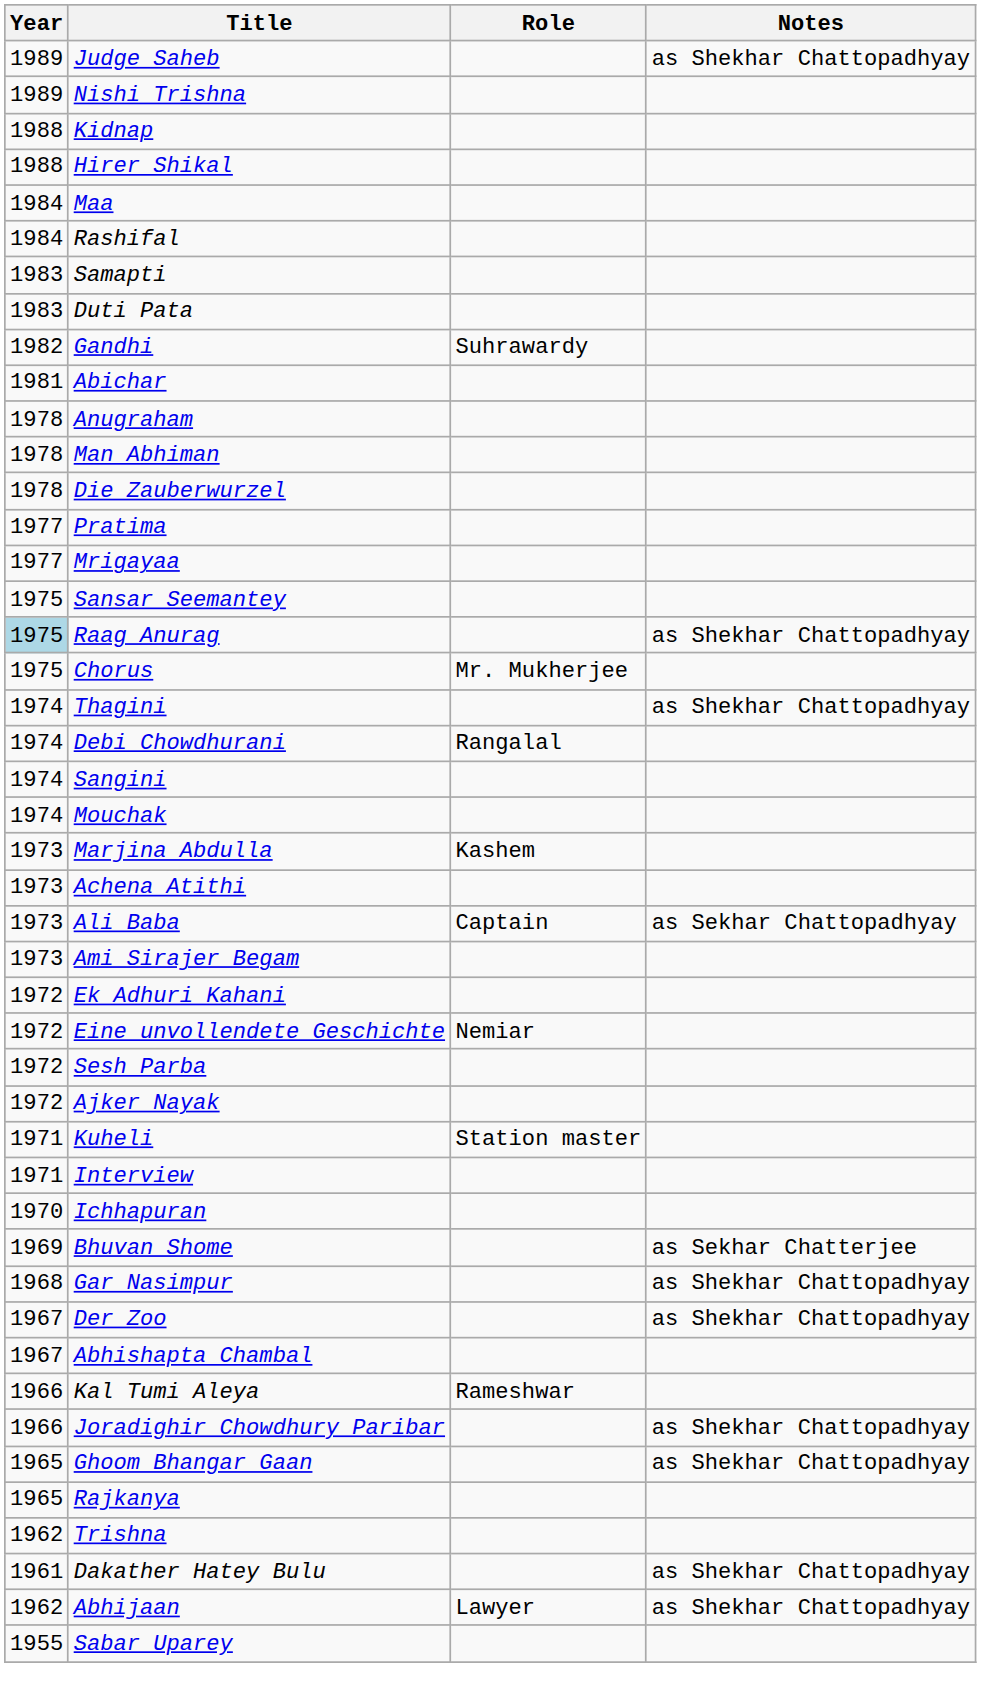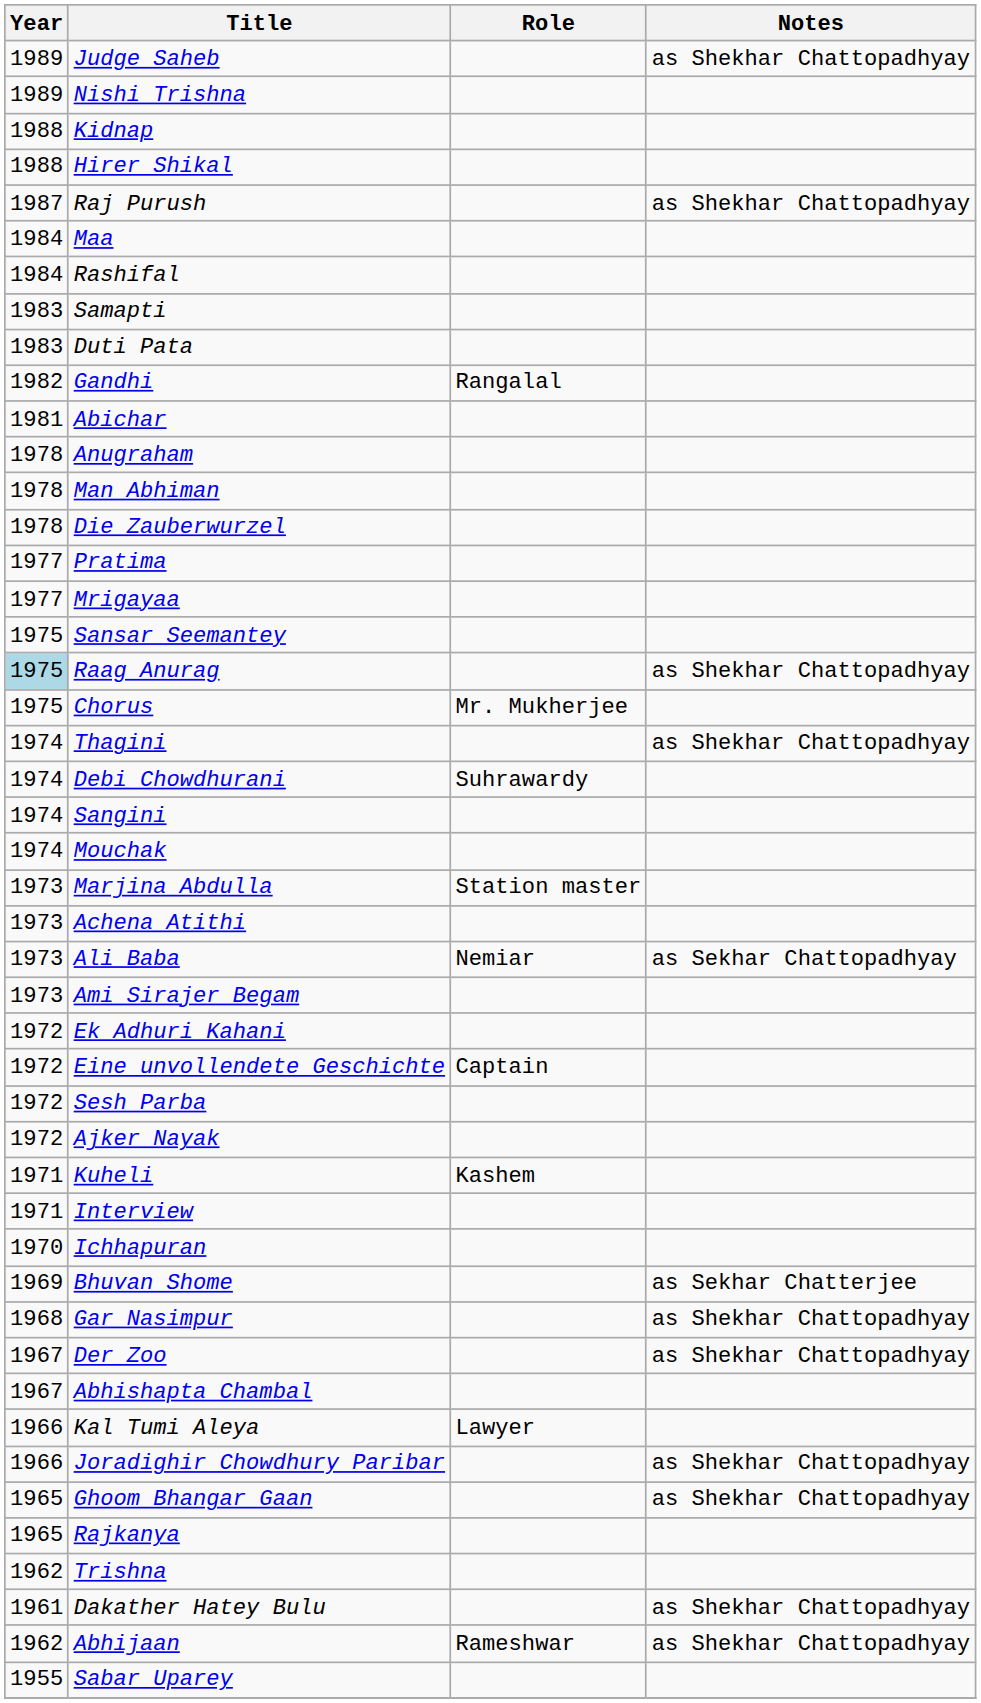+ row: (140, 203)
(522, 347) Suhrawardy -> (509, 383) Rangalal
(509, 743) Rangalal -> (522, 779) Suhrawardy
(495, 851) Kashem -> (548, 887) Station master
(502, 923) Captain -> (495, 959) Nemiar
(495, 1031) Nemiar -> (502, 1067) Captain
(548, 1139) Station master -> (495, 1175) Kashem
(515, 1392) Rameshwar -> (495, 1428) Lawyer
(495, 1608) Lawyer -> (515, 1644) Rameshwar
